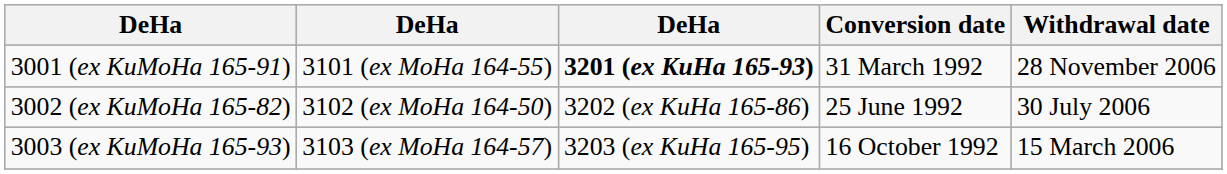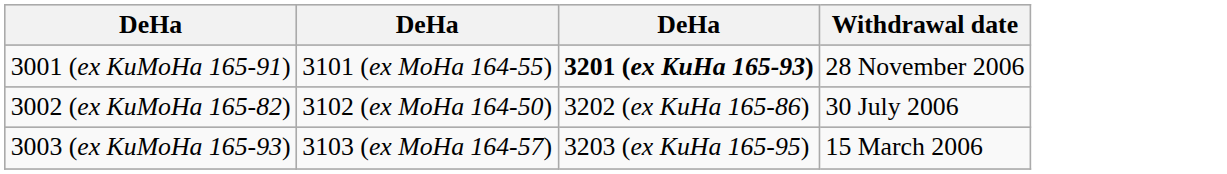- column: (915, 24)
